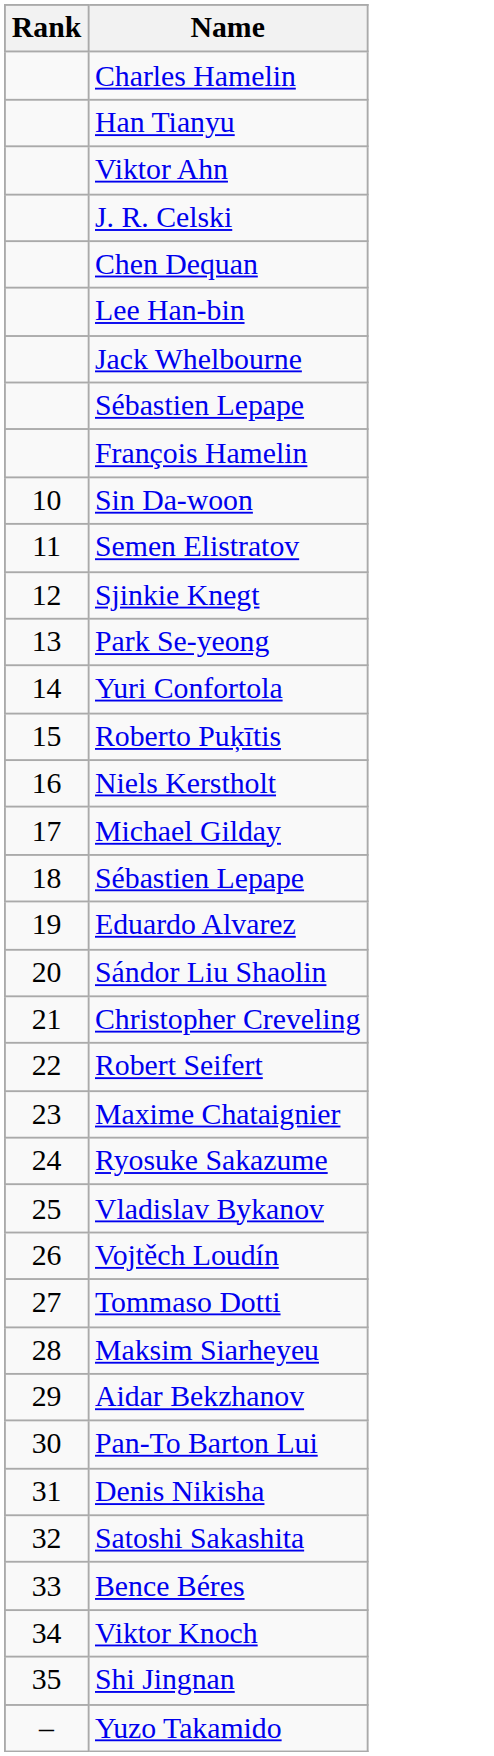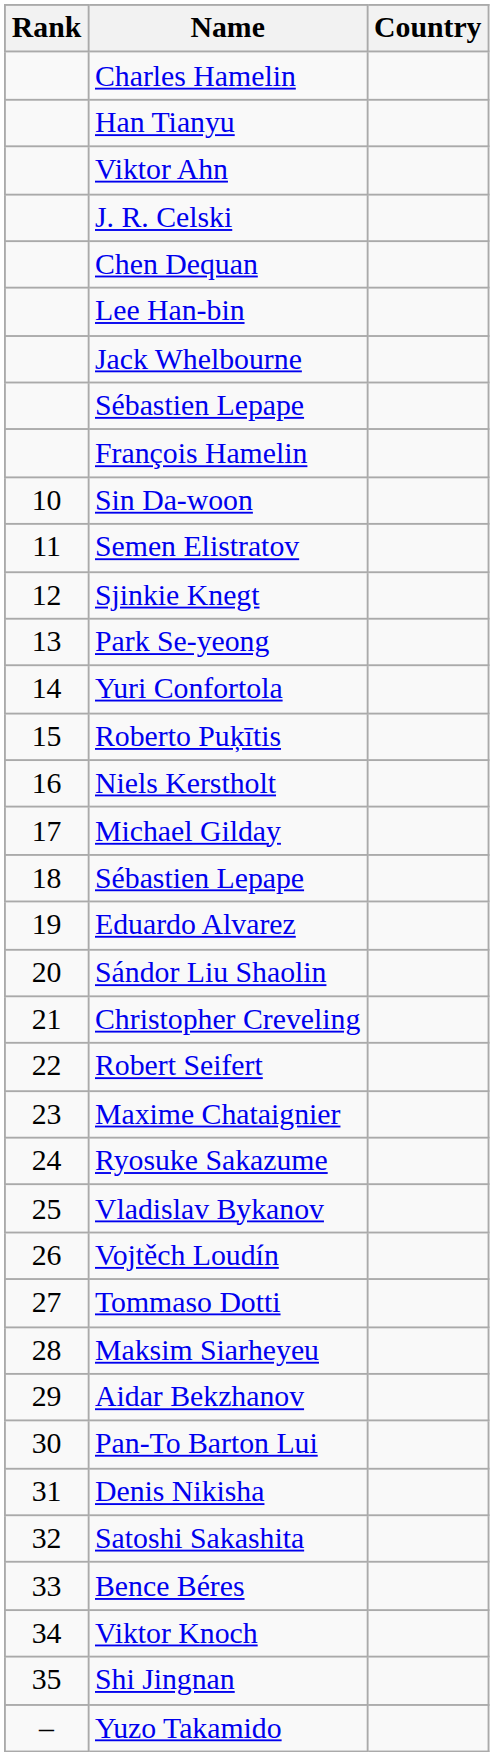+ column: (428, 28)
